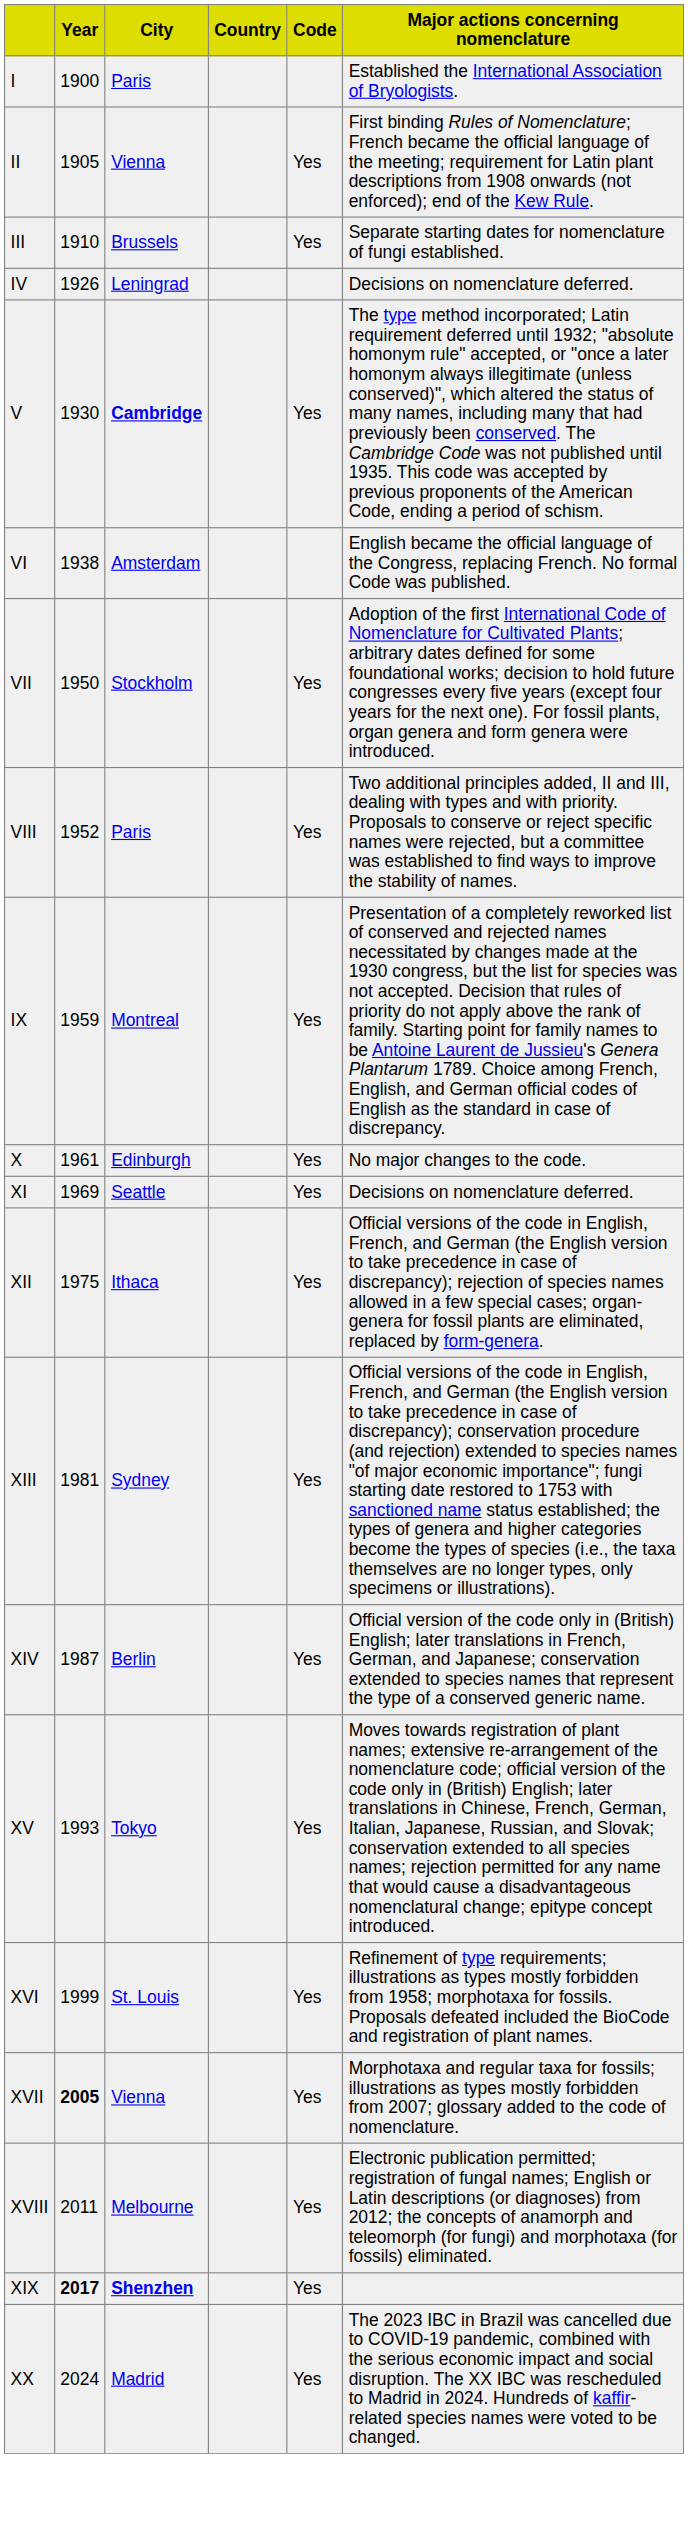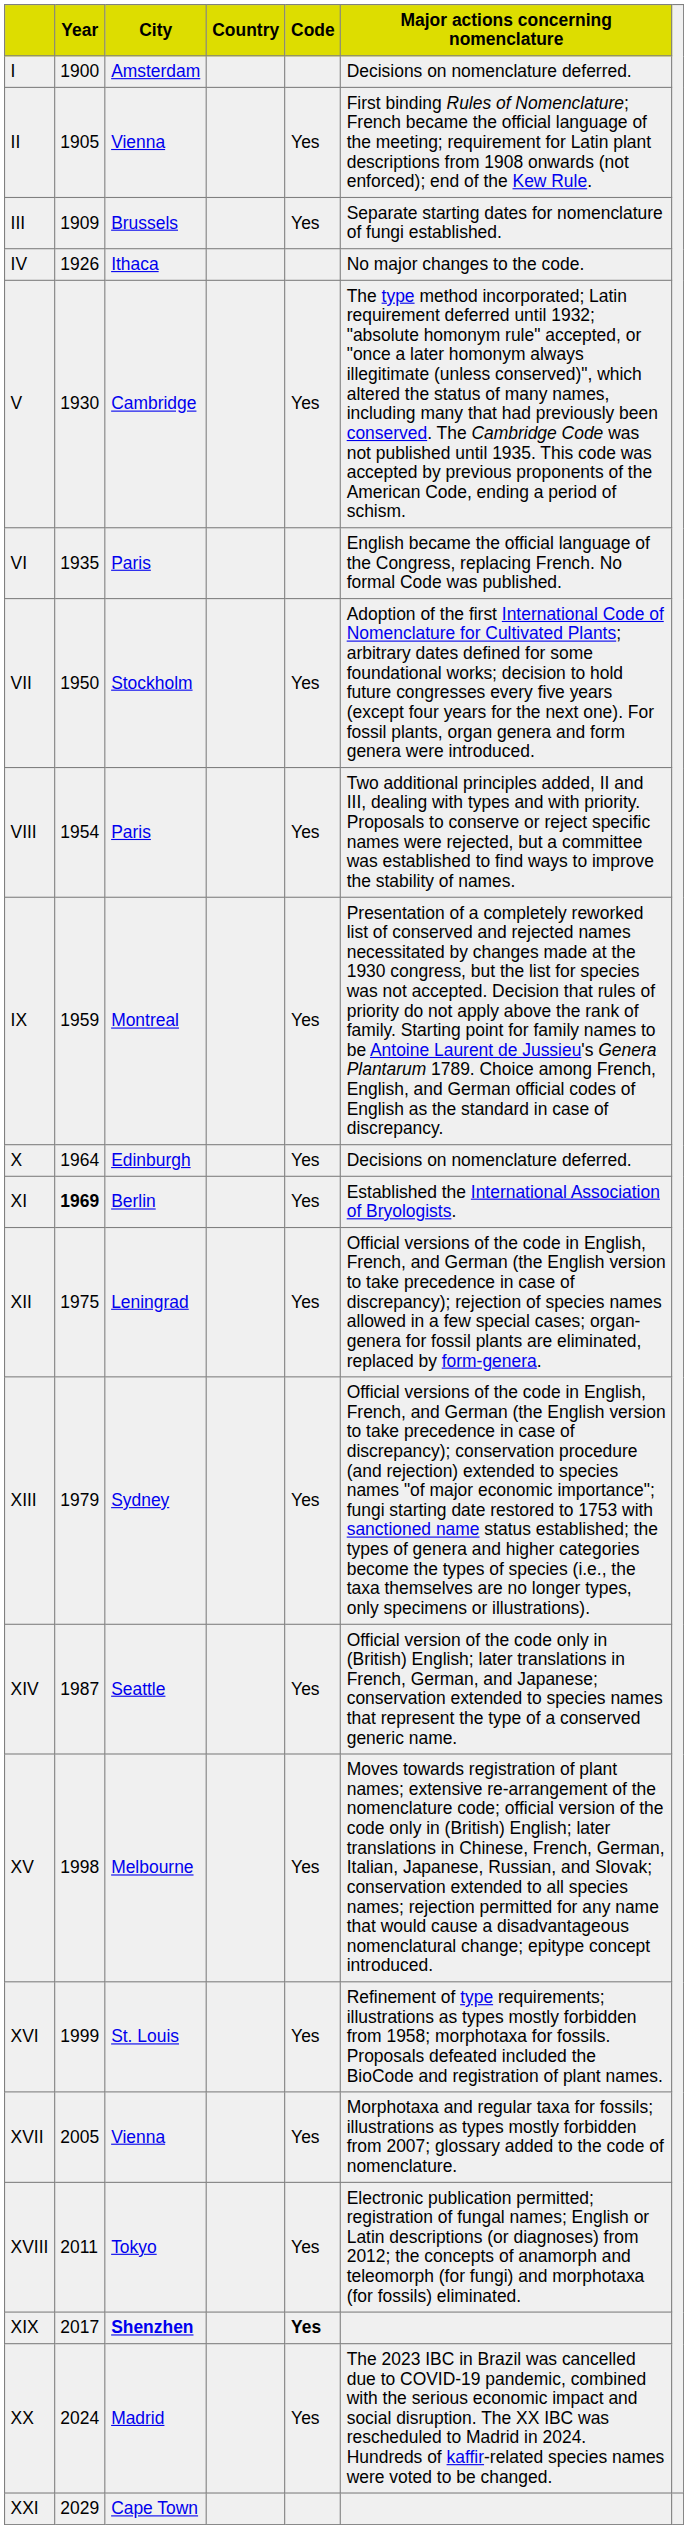(131, 81) Paris -> (156, 71) Amsterdam
(505, 81) Established the International Association of Bryologists. -> (489, 71) Decisions on nomenclature deferred.
(80, 242) 1910 -> (80, 223) 1909
(150, 284) Leningrad -> (135, 264) Ithaca
(491, 284) Decisions on nomenclature deferred. -> (465, 264) No major changes to the code.
(157, 413) bold -> (154, 403) normal
(80, 563) 1938 -> (80, 563) 1935
(156, 563) Amsterdam -> (131, 563) Paris
(80, 832) 1952 -> (80, 832) 1954
(80, 1160) 1961 -> (80, 1160) 1964
(467, 1160) No major changes to the code. -> (489, 1160) Decisions on nomenclature deferred.
(80, 1192) normal -> (80, 1201) bold
(138, 1192) Seattle -> (133, 1201) Berlin
(491, 1192) Decisions on nomenclature deferred. -> (503, 1201) Established the International Association of Bryologists.
(135, 1282) Ithaca -> (150, 1302) Leningrad
(80, 1480) 1981 -> (80, 1500) 1979
(133, 1659) Berlin -> (138, 1689) Seattle
(80, 1828) 1993 -> (80, 1867) 1998
(134, 1828) Tokyo -> (152, 1867) Melbourne
(80, 2097) bold -> (80, 2137) normal
(152, 2207) Melbourne -> (134, 2247) Tokyo
(80, 2288) bold -> (80, 2327) normal
(307, 2288) normal -> (306, 2327) bold
+ row: (25, 2508)
